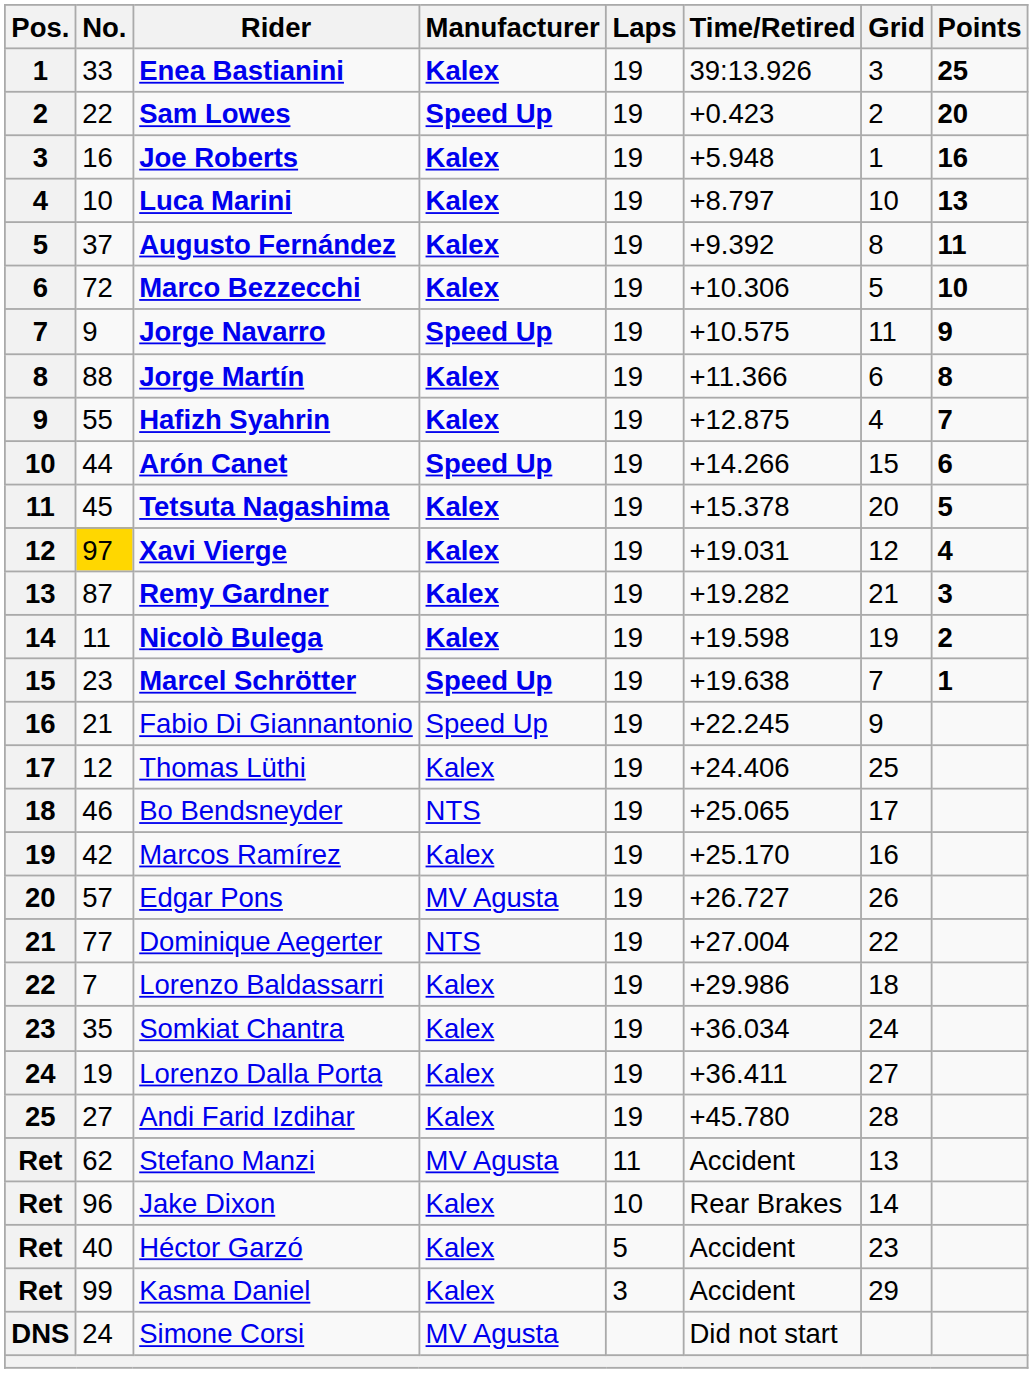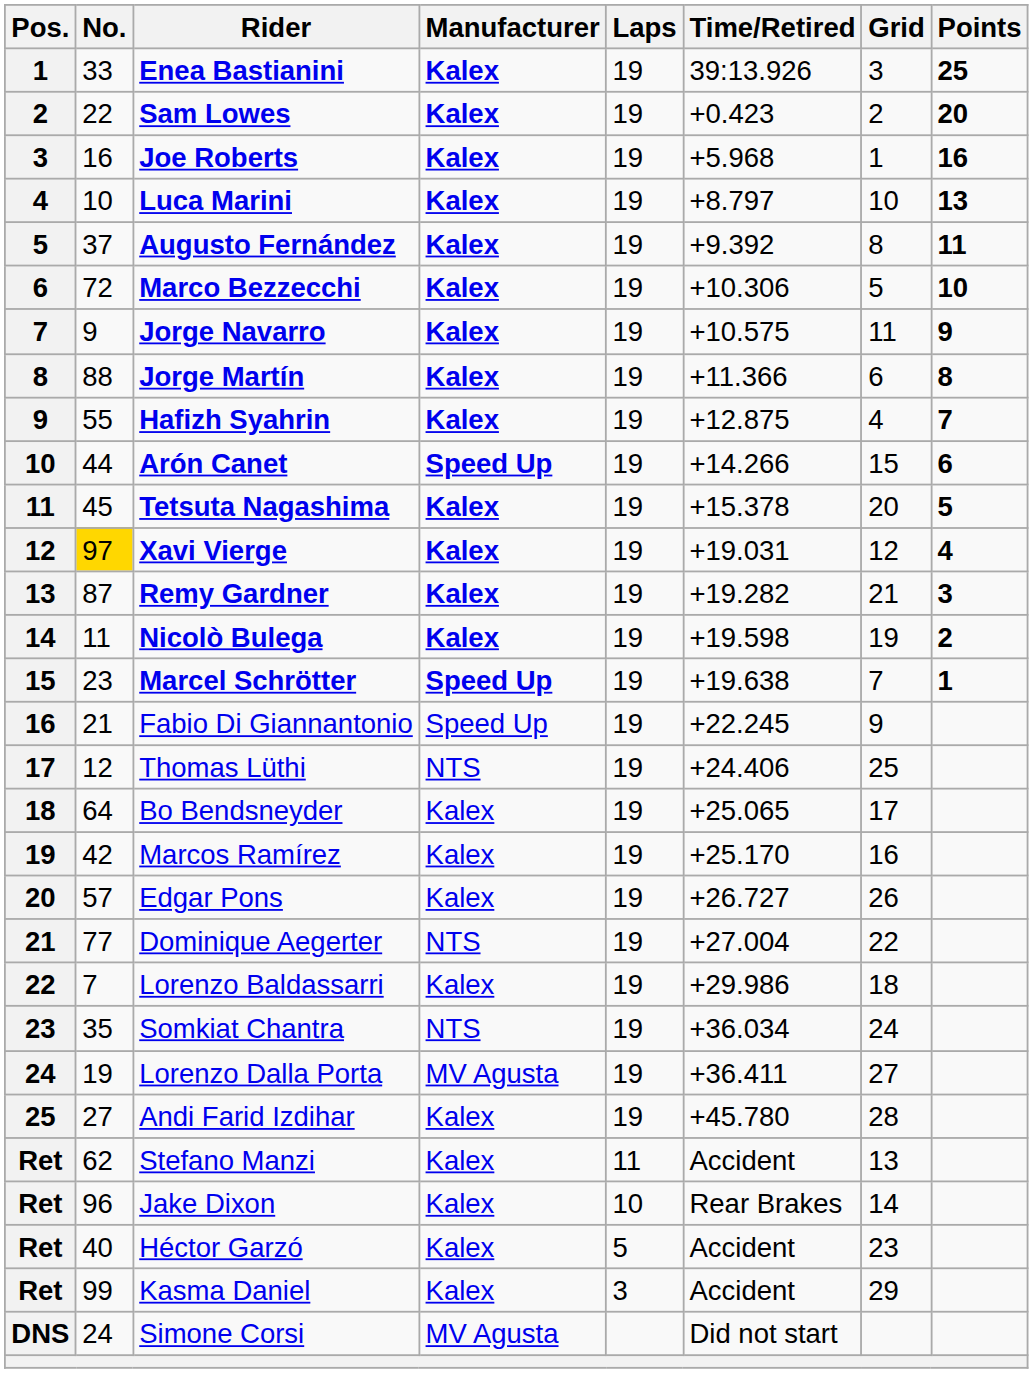(489, 114) Speed Up -> (462, 114) Kalex
(732, 158) +5.948 -> (732, 158) +5.968
(489, 332) Speed Up -> (462, 332) Kalex
(460, 767) Kalex -> (453, 767) NTS
(97, 811) 46 -> (97, 811) 64
(453, 811) NTS -> (460, 811) Kalex
(492, 898) MV Agusta -> (460, 898) Kalex
(460, 1029) Kalex -> (453, 1029) NTS
(460, 1072) Kalex -> (492, 1072) MV Agusta
(492, 1159) MV Agusta -> (460, 1159) Kalex
